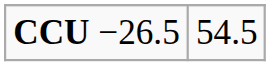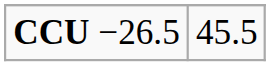(227, 32) 54.5 -> (227, 32) 45.5
